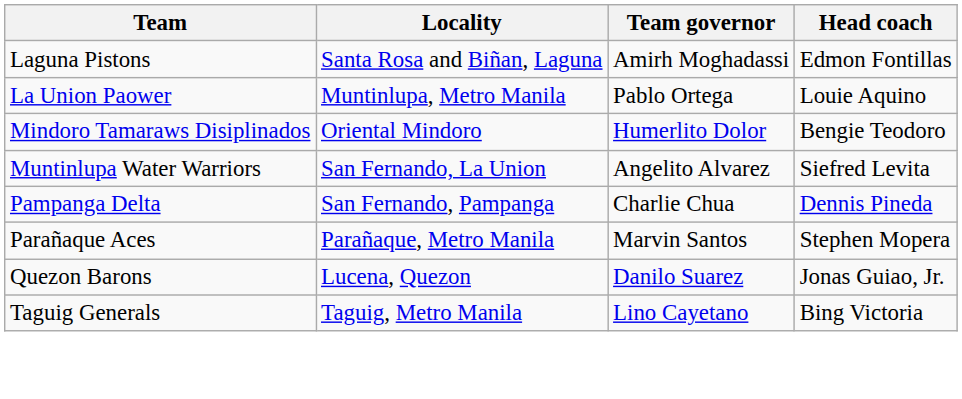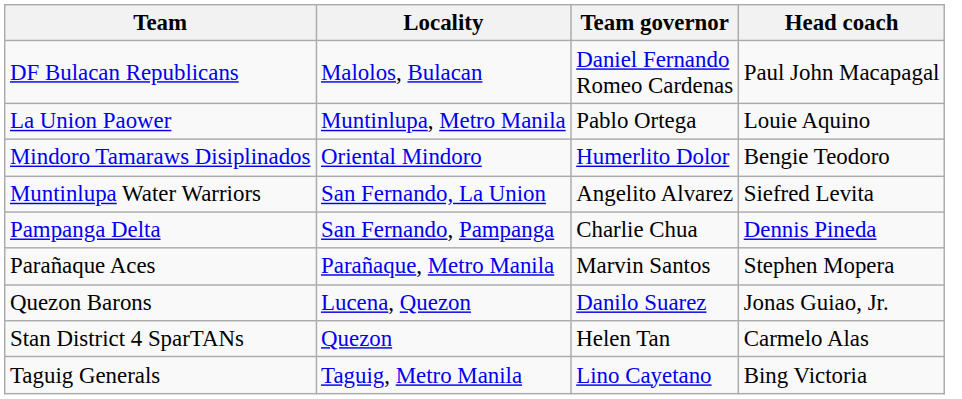+ row: (124, 71)
- row: (80, 58)
+ row: (127, 338)
